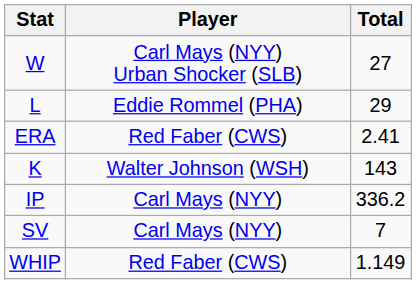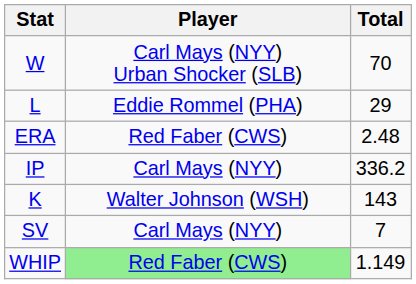(381, 62) 27 -> (381, 62) 70
(381, 136) 2.41 -> (381, 136) 2.48
rows swapped: (35, 168) <-> (35, 199)
(208, 262) no background -> (208, 262) lightgreen background
